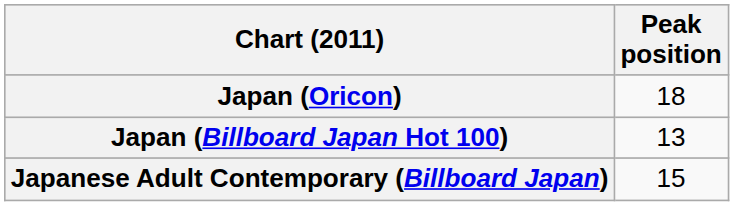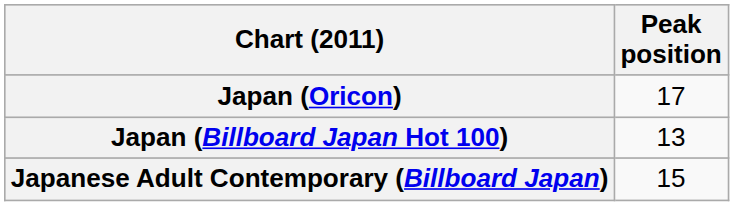(671, 95) 18 -> (671, 95) 17
